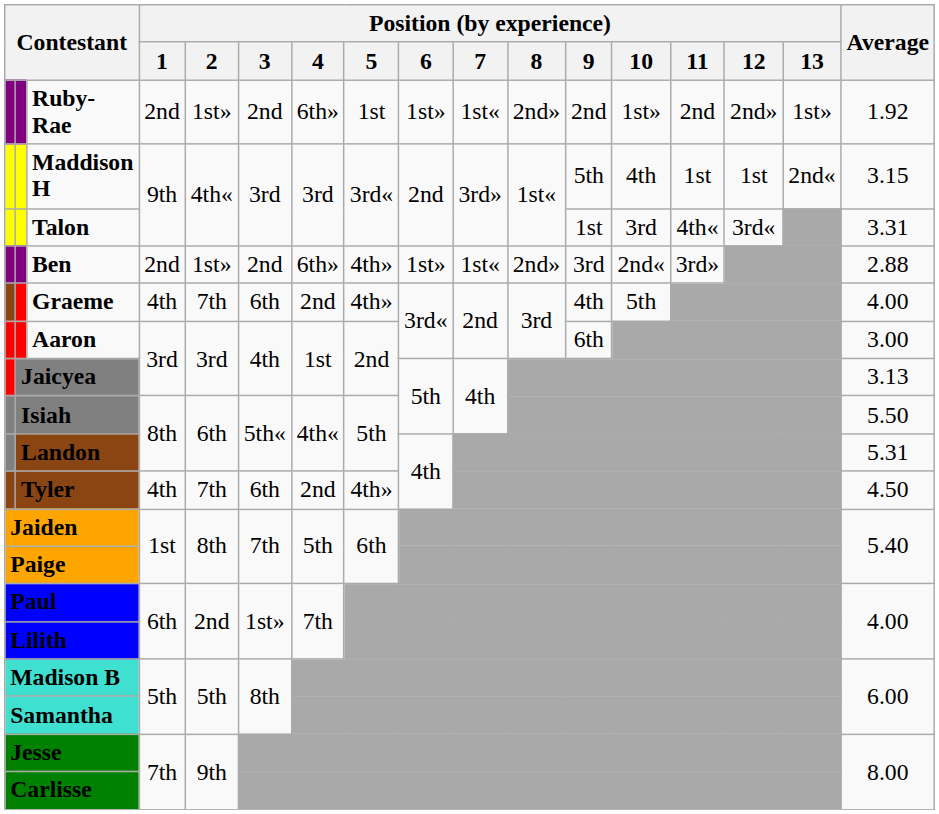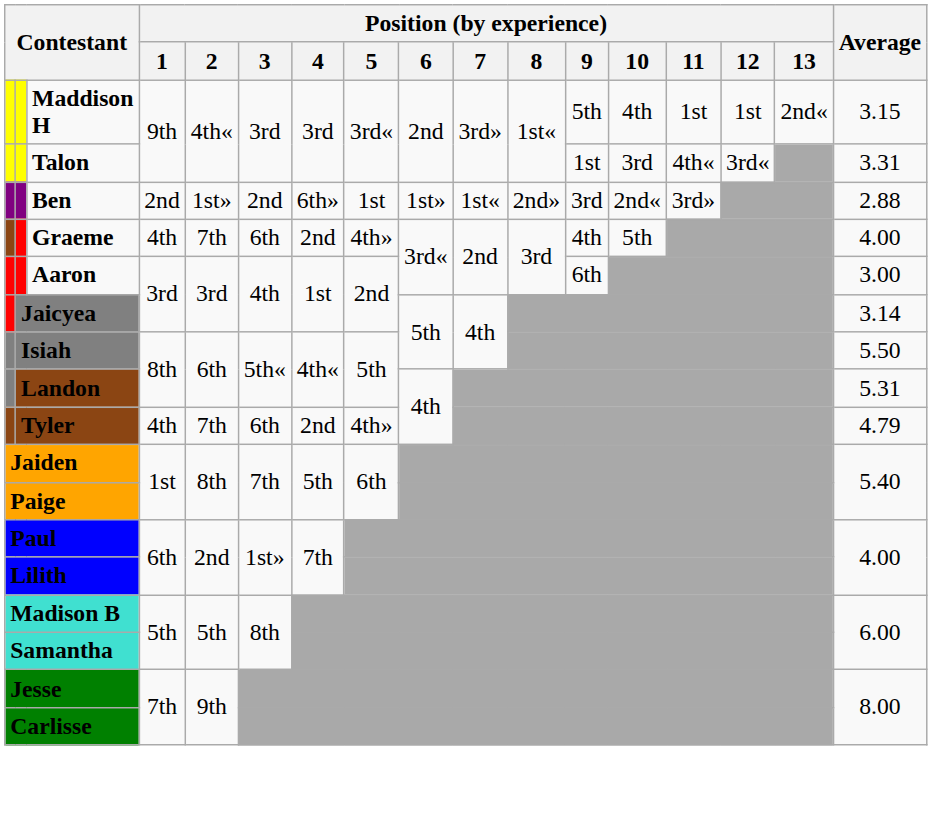- row: (64, 111)
(371, 264) 4th» -> (371, 200) 1st
(888, 376) 3.13 -> (880, 312) 3.14
(888, 489) 4.50 -> (880, 425) 4.79
